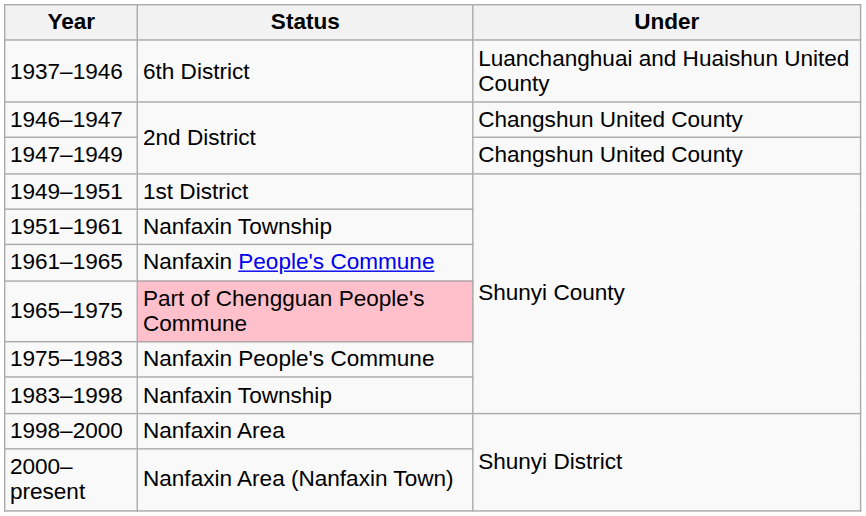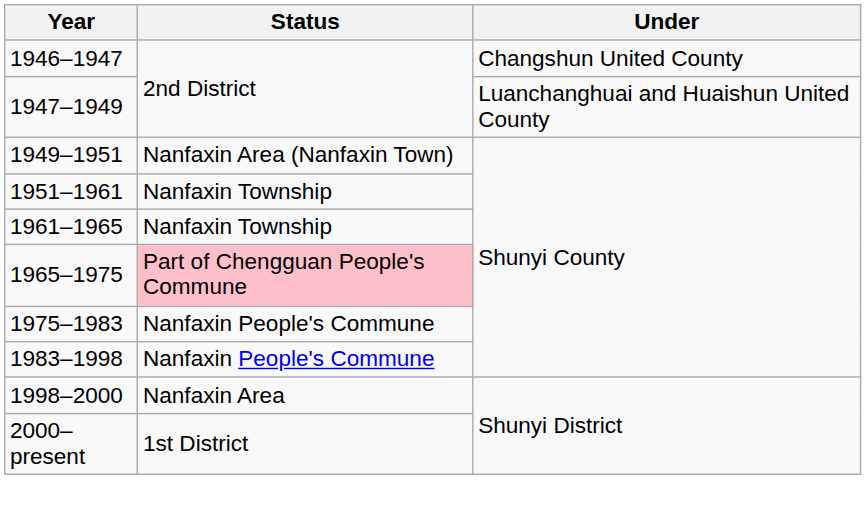- row: (66, 70)
(610, 155) Changshun United County -> (664, 106) Luanchanghuai and Huaishun United County
(196, 190) 1st District -> (298, 155) Nanfaxin Area (Nanfaxin Town)
(289, 262) Nanfaxin People's Commune -> (237, 226) Nanfaxin Township
(237, 395) Nanfaxin Township -> (289, 359) Nanfaxin People's Commune
(298, 479) Nanfaxin Area (Nanfaxin Town) -> (196, 443) 1st District
